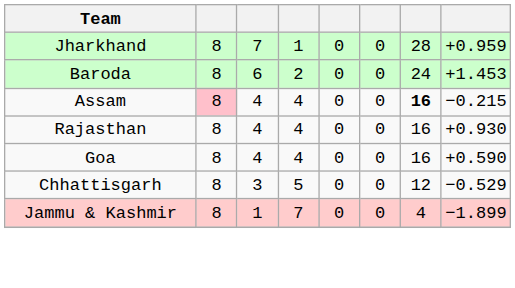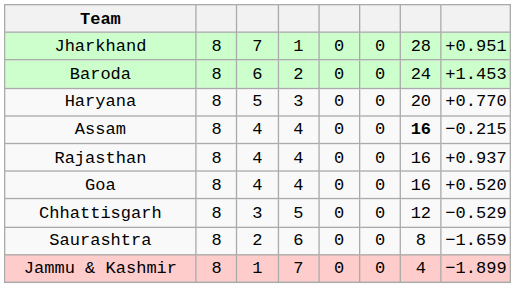(476, 46) +0.959 -> (476, 46) +0.951
+ row: (100, 102)
(217, 102) pink background -> (217, 130) no background
(476, 130) +0.930 -> (476, 157) +0.937
(476, 157) +0.590 -> (476, 185) +0.520
+ row: (100, 241)
